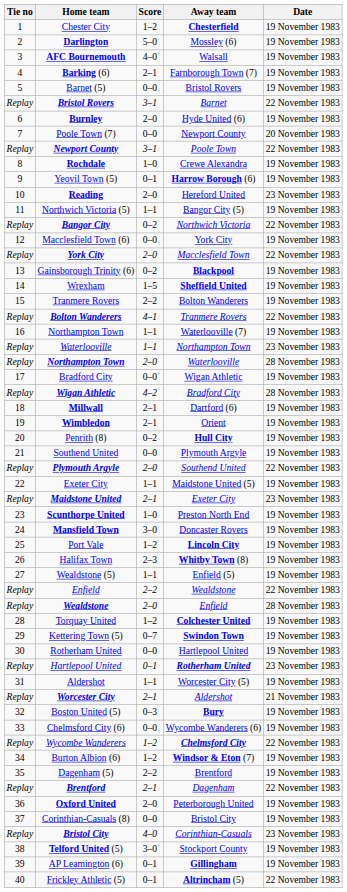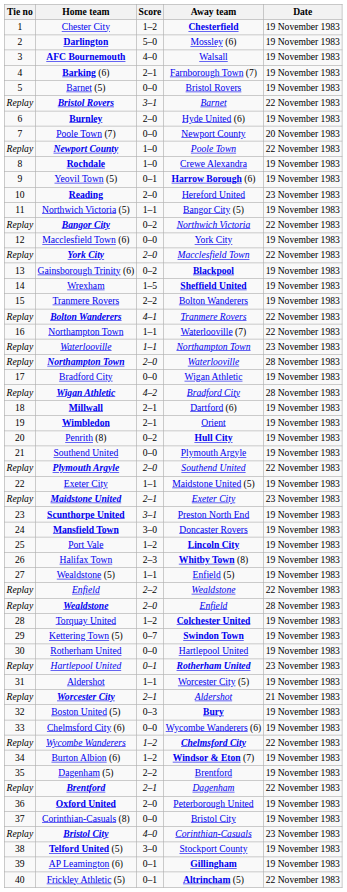(150, 149) 3–1 -> (150, 149) 1–0
(303, 331) 19 November 1983 -> (303, 331) 22 November 1983
(150, 514) 1–0 -> (150, 514) 3–1
